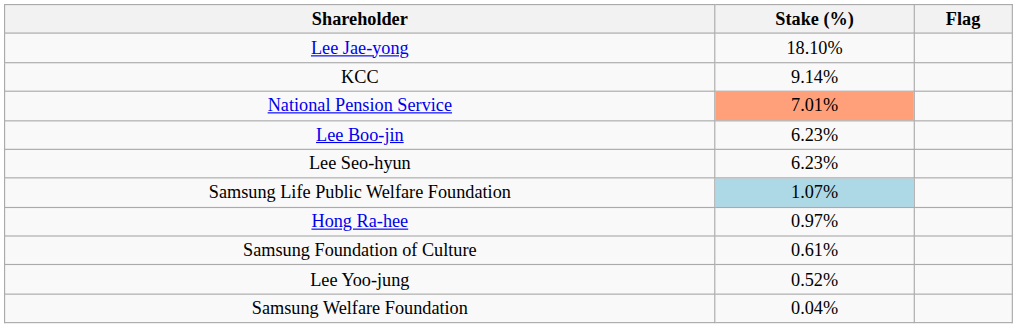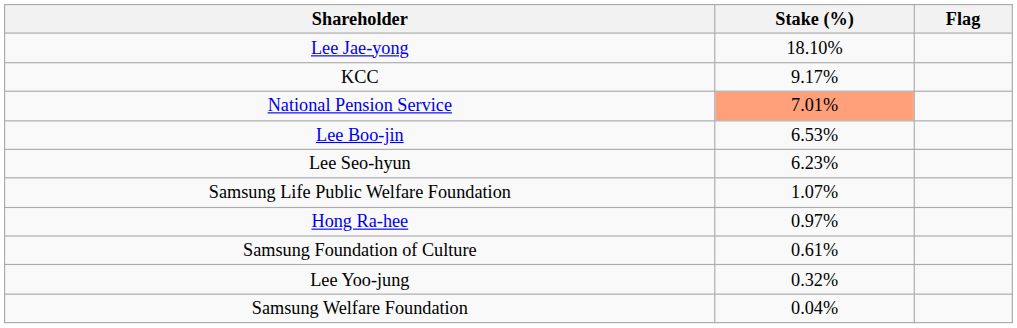(815, 76) 9.14% -> (815, 76) 9.17%
(815, 134) 6.23% -> (815, 134) 6.53%
(815, 192) lightblue background -> (815, 192) no background
(815, 279) 0.52% -> (815, 279) 0.32%
